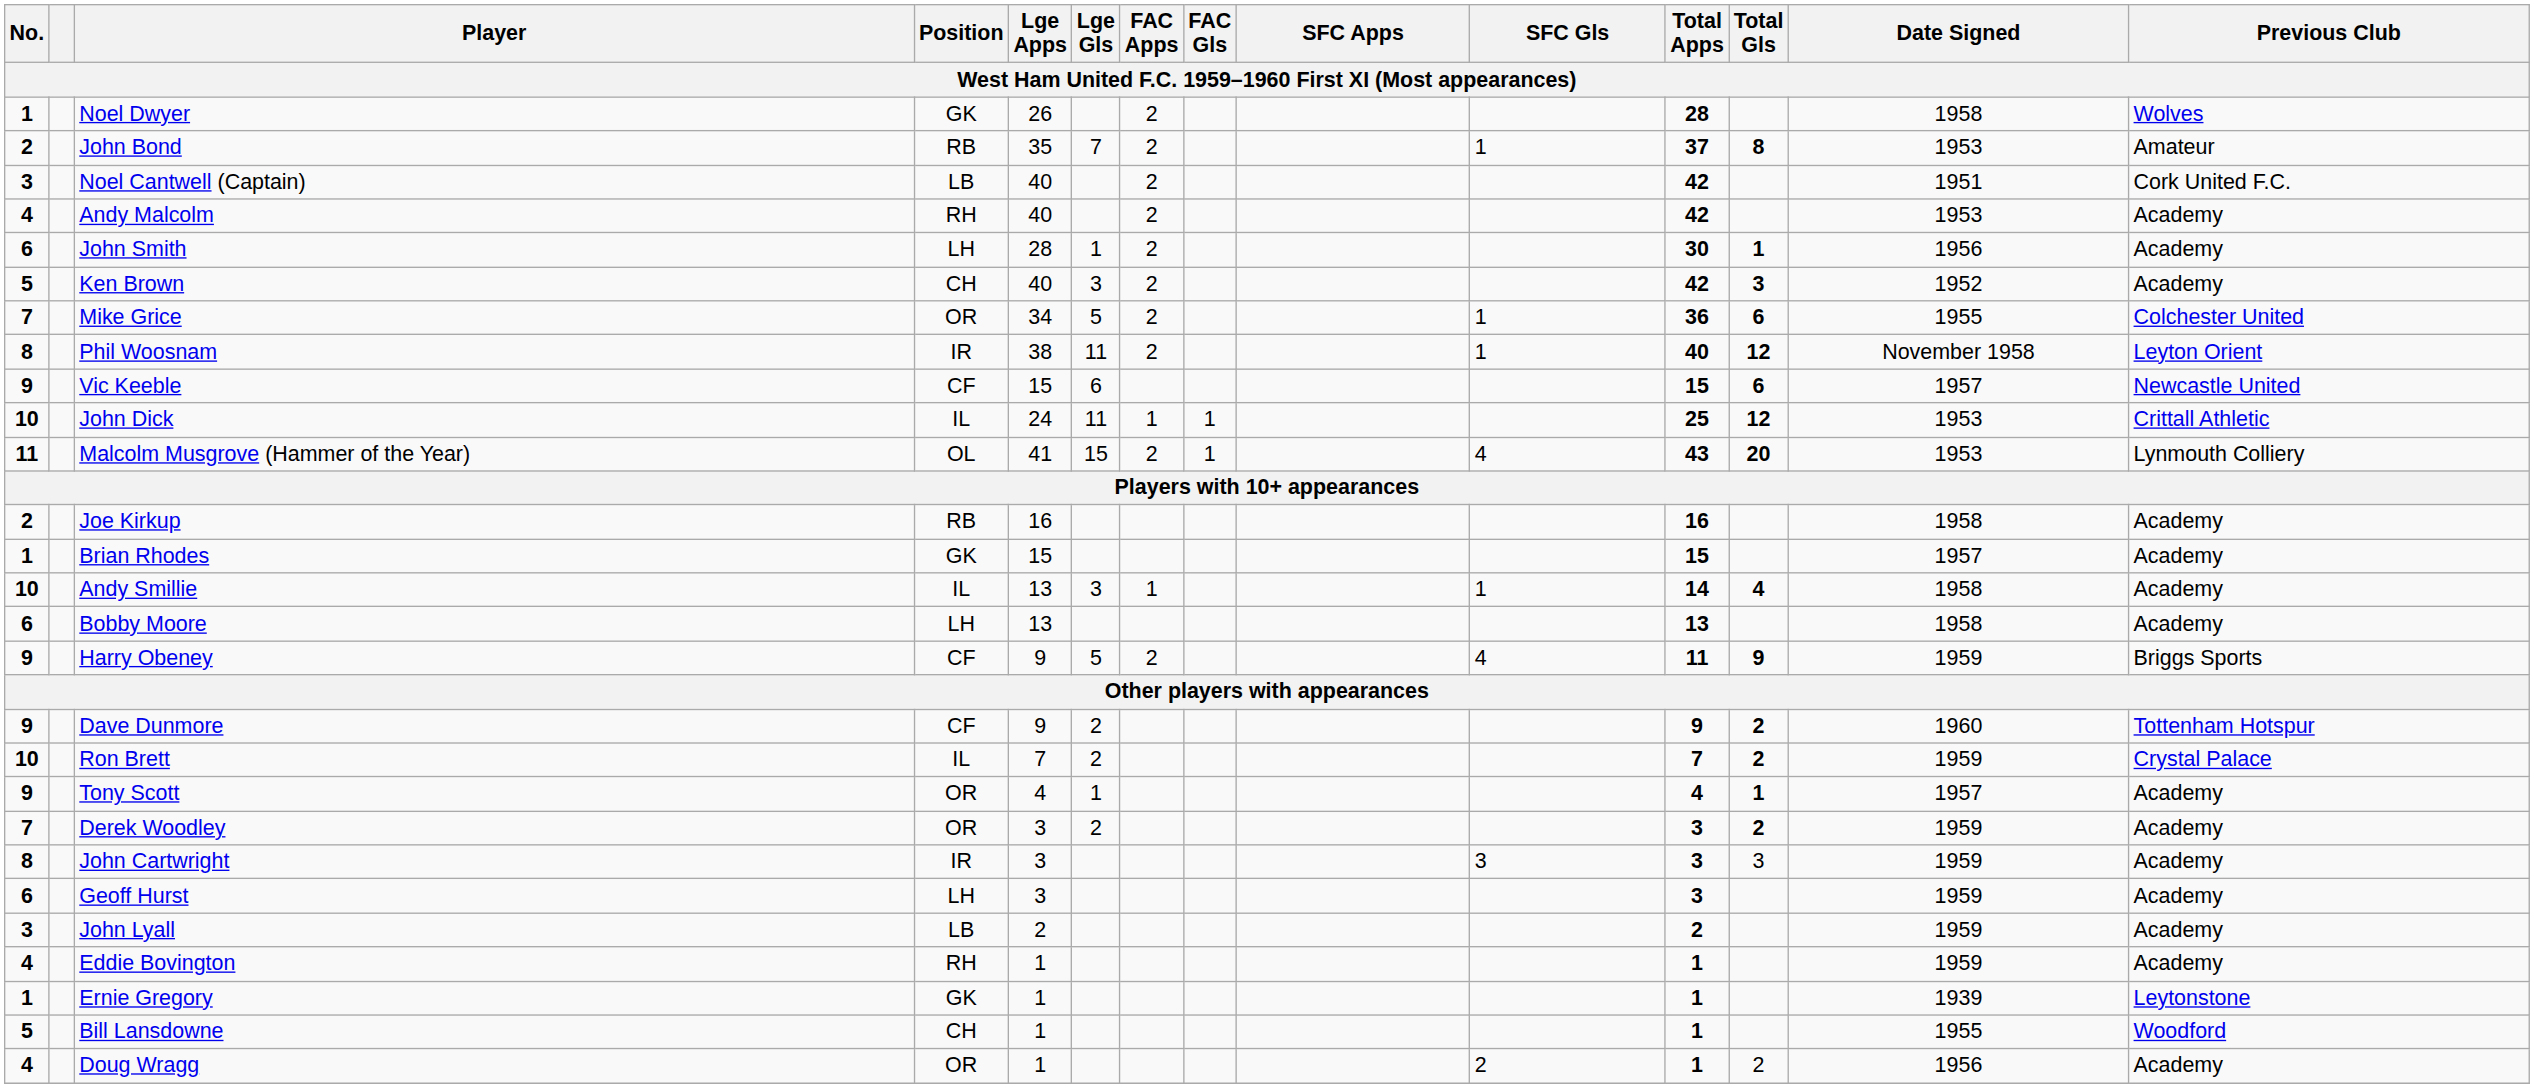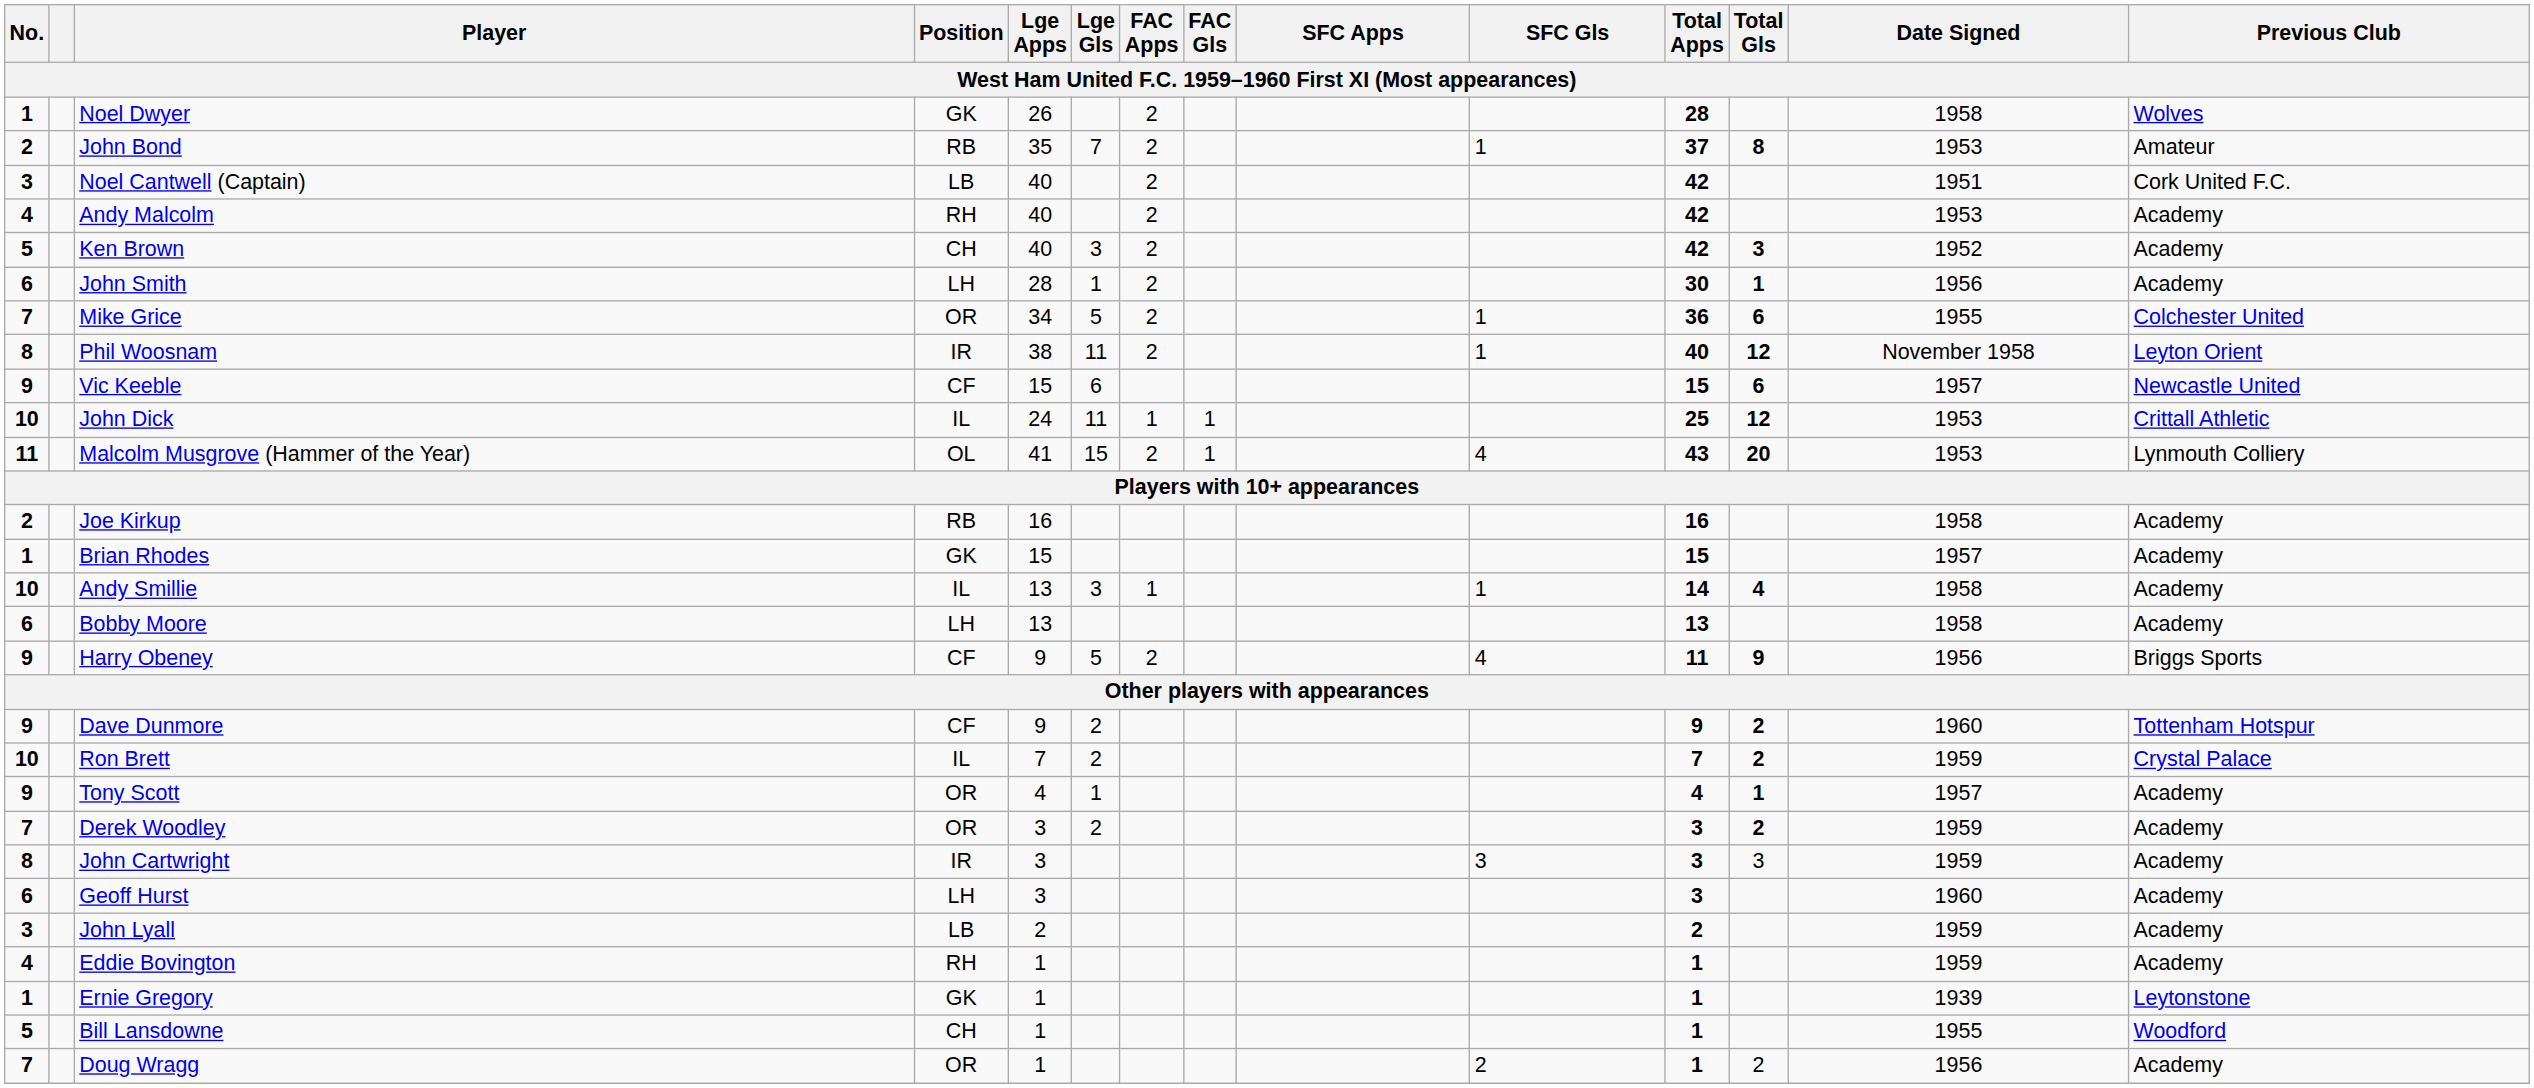rows swapped: (132, 283) <-> (133, 249)
(1958, 657) 1959 -> (1958, 657) 1956
(1958, 895) 1959 -> (1958, 895) 1960
(27, 1065) 4 -> (27, 1065) 7
